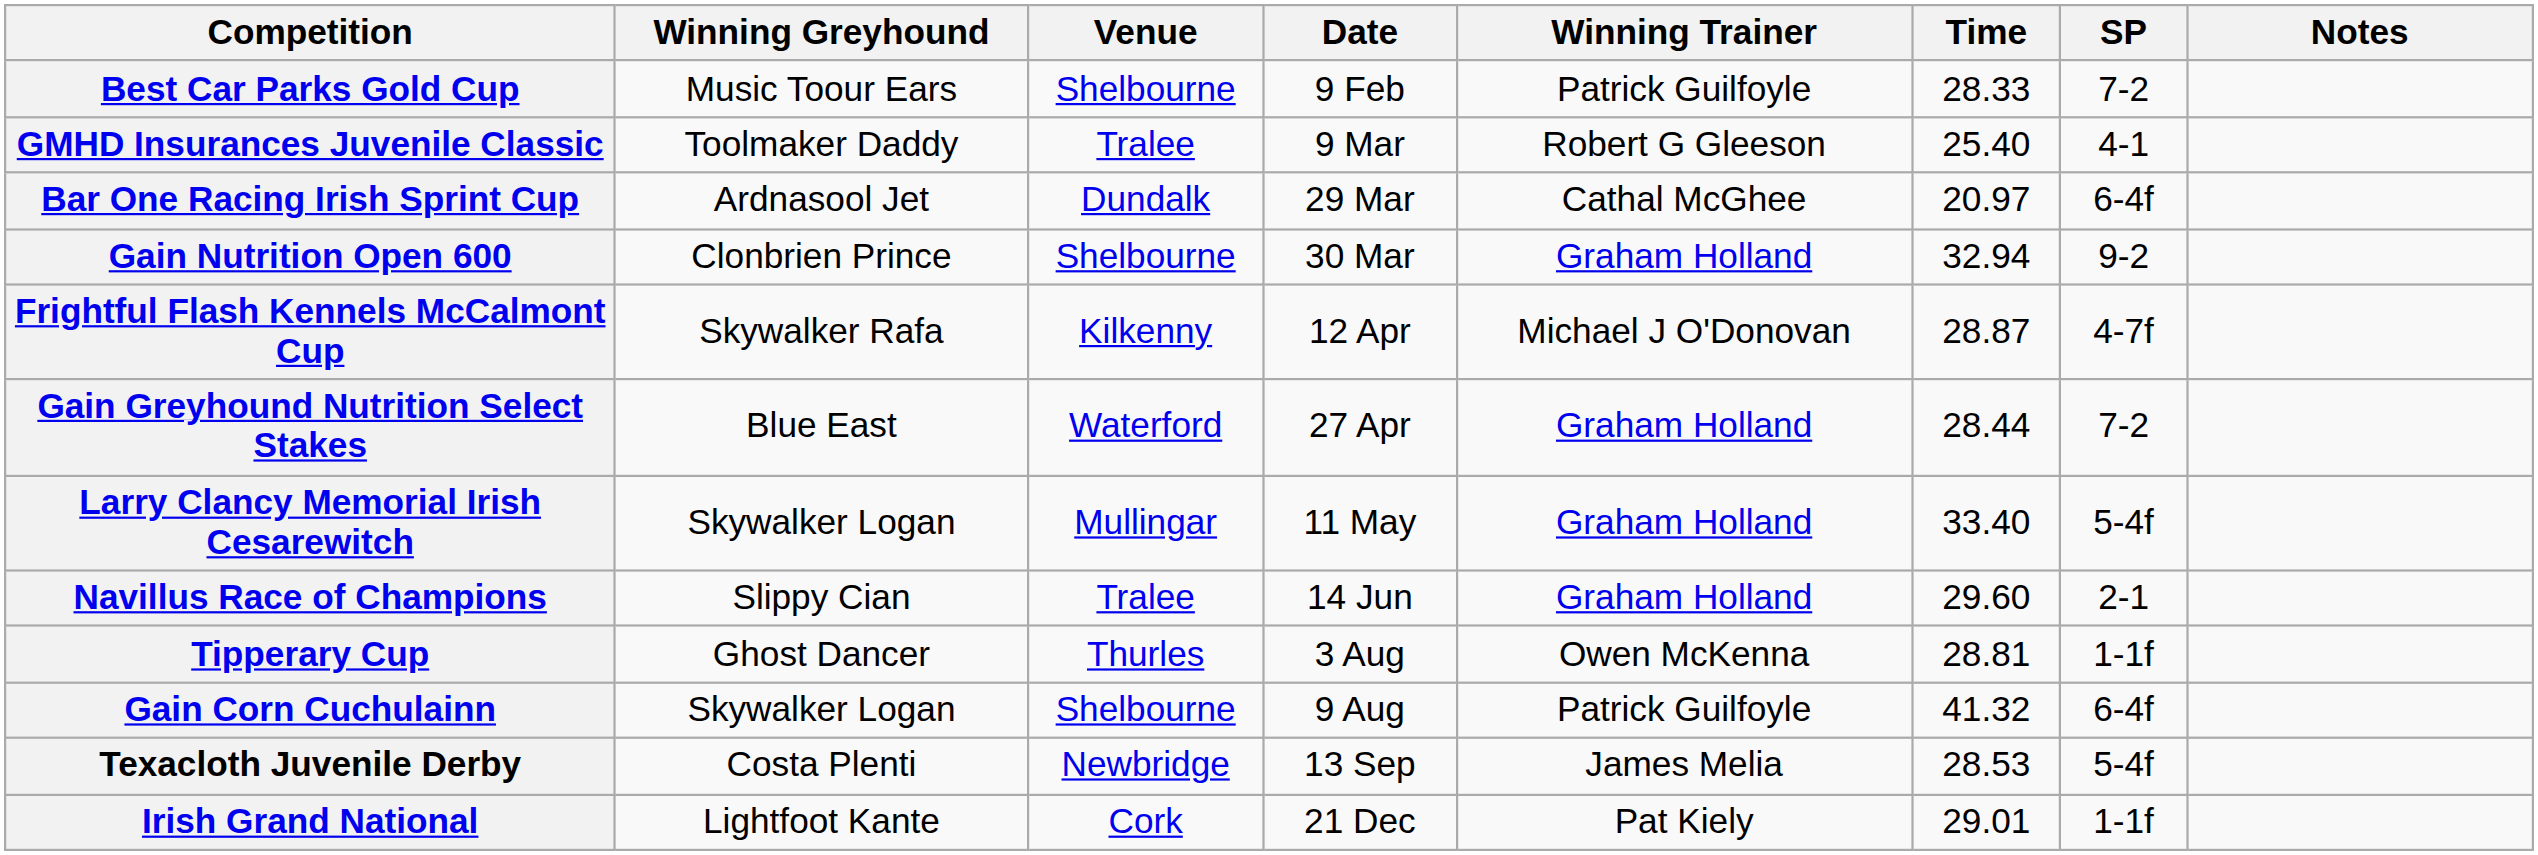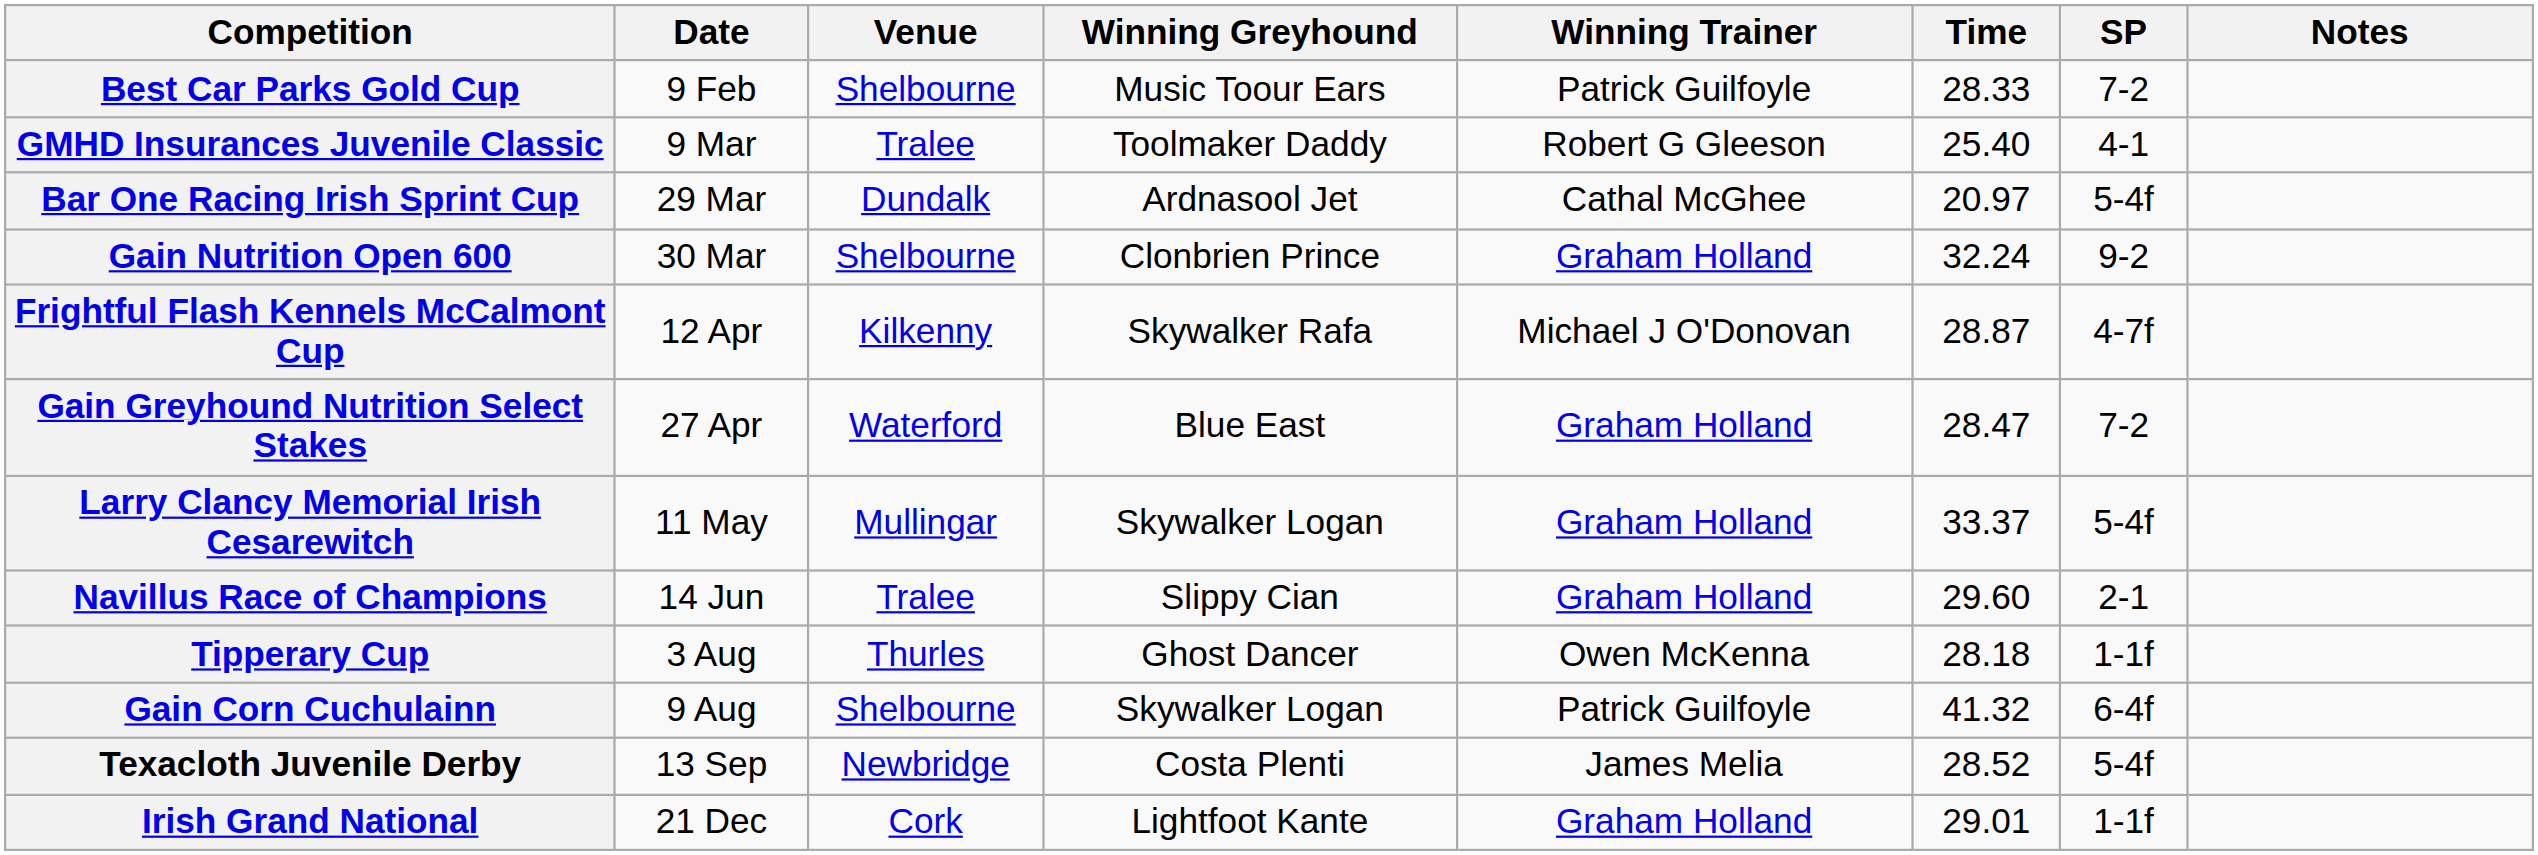columns swapped: (1360, 32) <-> (821, 32)
(2124, 199) 6-4f -> (2124, 199) 5-4f
(1986, 255) 32.94 -> (1986, 255) 32.24
(1986, 426) 28.44 -> (1986, 426) 28.47
(1986, 522) 33.40 -> (1986, 522) 33.37
(1986, 653) 28.81 -> (1986, 653) 28.18
(1986, 765) 28.53 -> (1986, 765) 28.52
(1684, 821) Pat Kiely -> (1684, 821) Graham Holland
